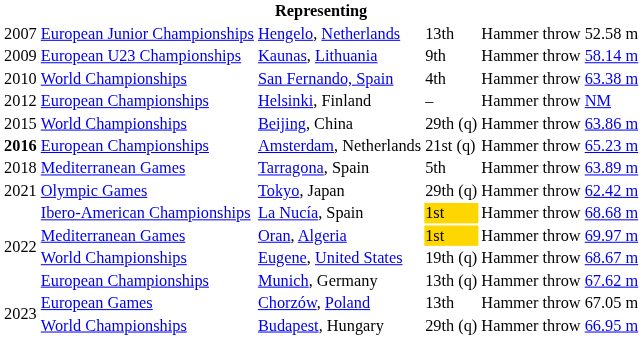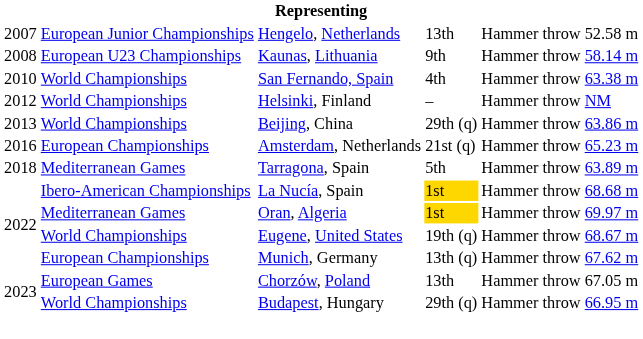(20, 56) 2009 -> (20, 56) 2008
(125, 100) European Championships -> (114, 100) World Championships
(20, 123) 2015 -> (20, 123) 2013
(20, 145) bold -> (20, 145) normal
- row: (301, 190)
